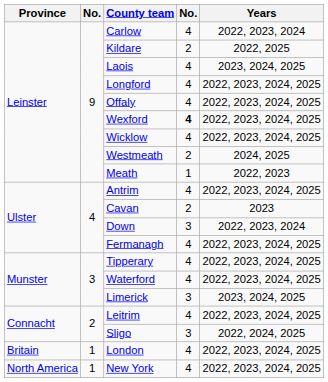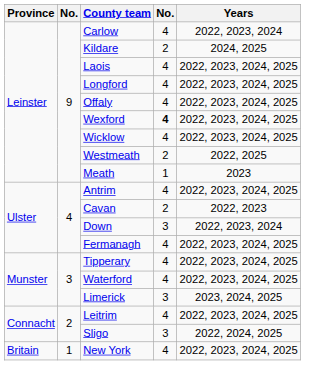(262, 48) 2022, 2025 -> (239, 48) 2024, 2025
(262, 66) 2023, 2024, 2025 -> (239, 66) 2022, 2023, 2024, 2025
(262, 155) 2024, 2025 -> (239, 155) 2022, 2025
(262, 173) 2022, 2023 -> (239, 173) 2023
(262, 208) 2023 -> (239, 208) 2022, 2023
- row: (125, 350)
(42, 368) North America -> (23, 350) Britain
